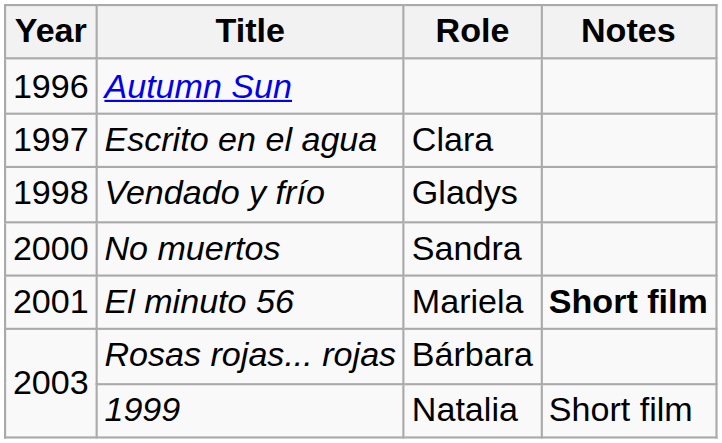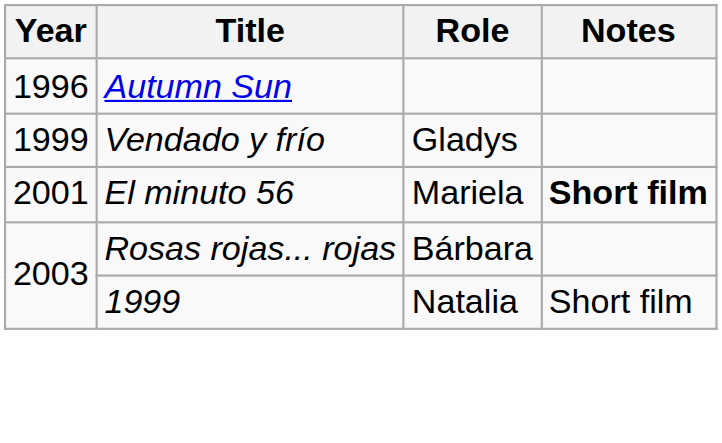- row: (241, 139)
(51, 193) 1998 -> (51, 139) 1999
- row: (193, 247)
